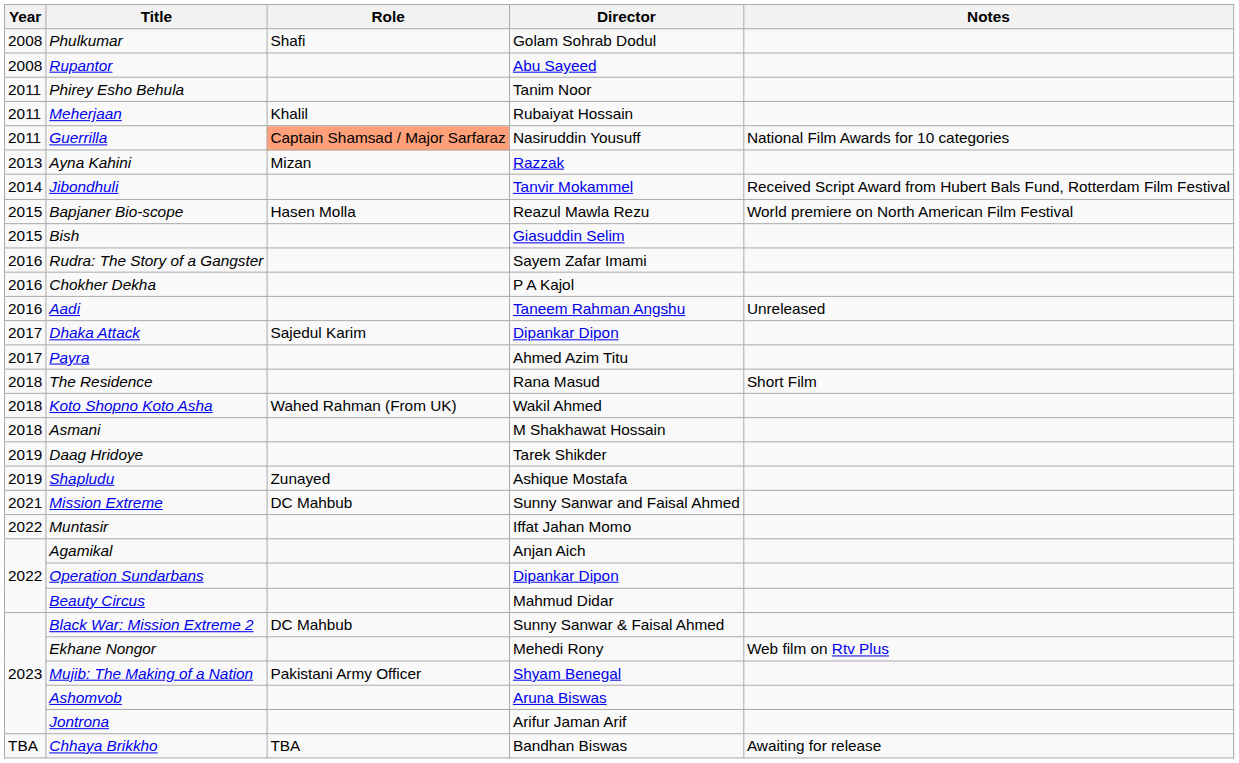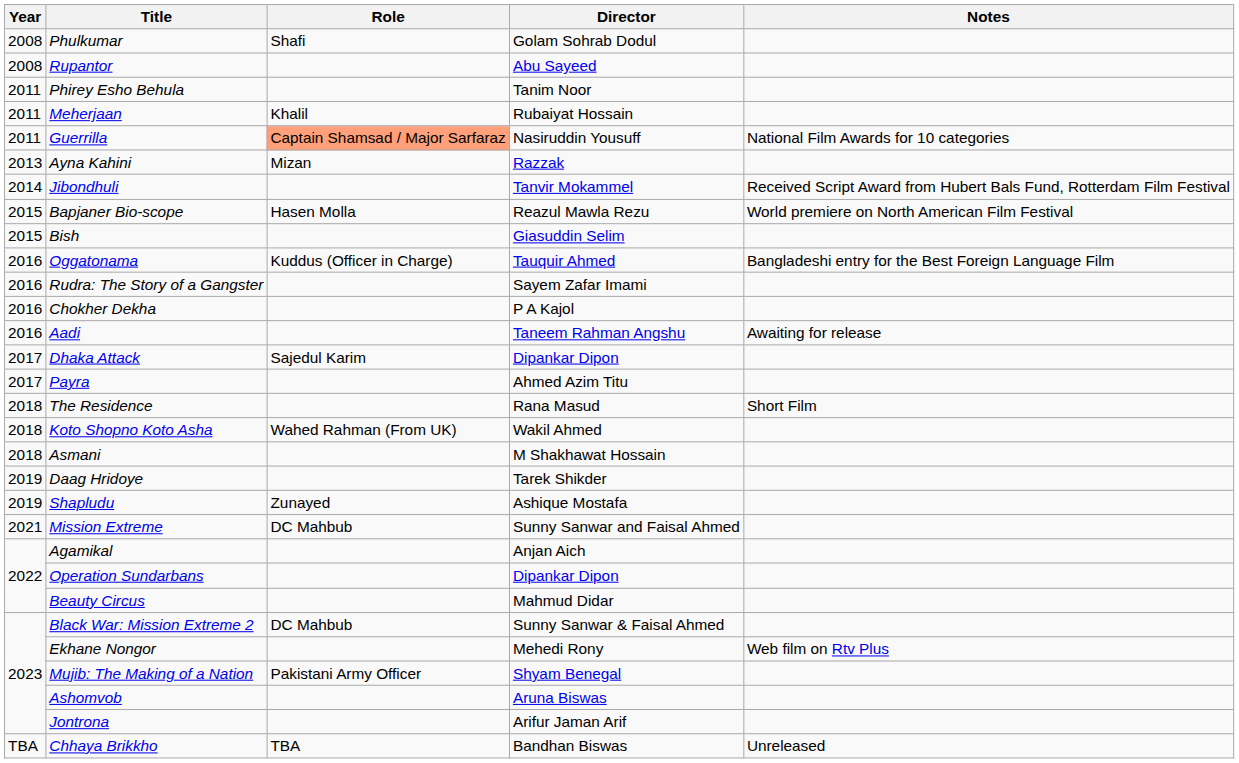+ row: (94, 260)
(786, 308) Unreleased -> (814, 333) Awaiting for release
- row: (79, 527)
(814, 746) Awaiting for release -> (786, 746) Unreleased
